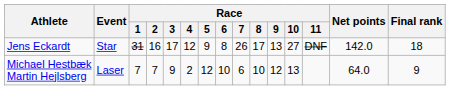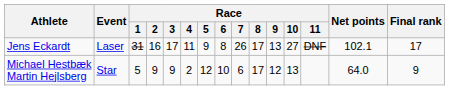(107, 47) Star -> (110, 47) Laser
(189, 47) 12 -> (189, 47) 11
(359, 47) 142.0 -> (358, 47) 102.1
(417, 47) 18 -> (416, 47) 17
(110, 70) Laser -> (107, 70) Star
(138, 70) 7 -> (138, 70) 5
(155, 70) 7 -> (155, 70) 9
(259, 70) 10 -> (258, 70) 17
